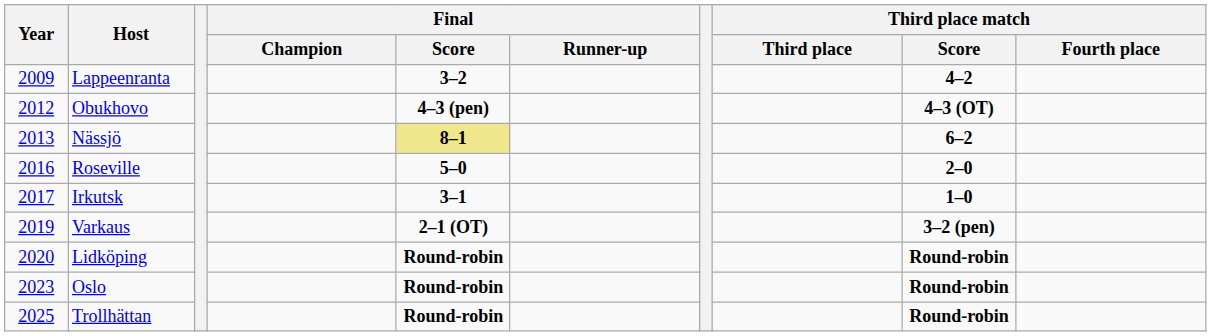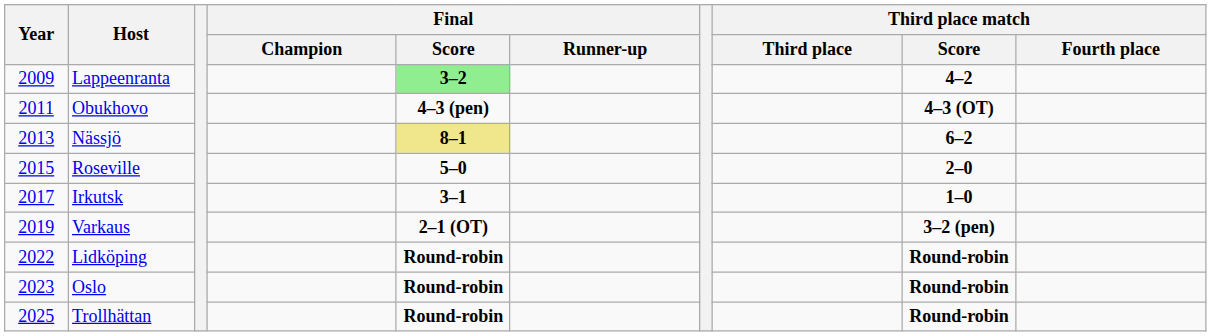(453, 79) no background -> (453, 79) lightgreen background
(36, 108) 2012 -> (36, 108) 2011
(36, 168) 2016 -> (36, 168) 2015
(36, 257) 2020 -> (36, 257) 2022
